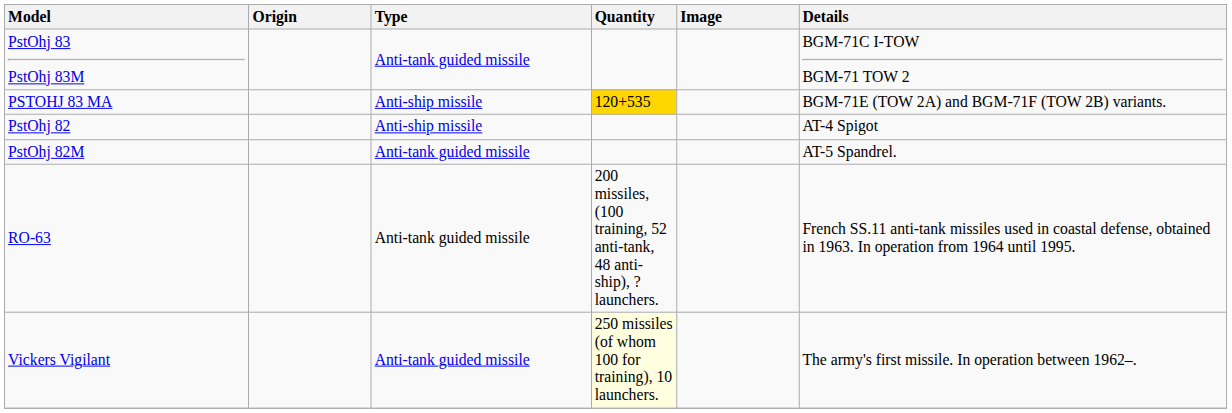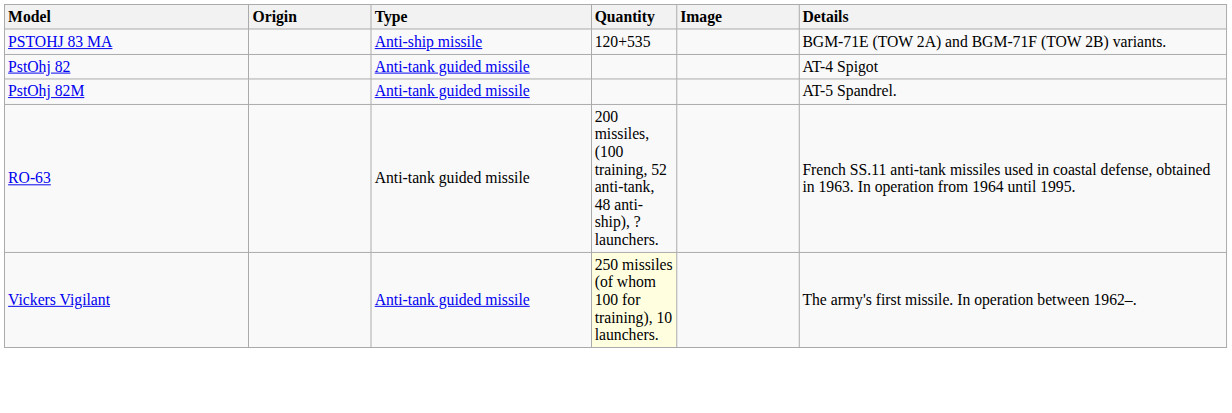- row: (127, 59)
(623, 101) gold background -> (623, 41) no background
(428, 126) Anti-ship missile -> (452, 66) Anti-tank guided missile
